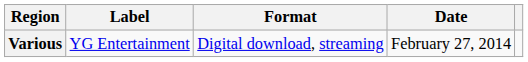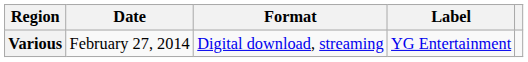columns swapped: (451, 17) <-> (130, 17)
